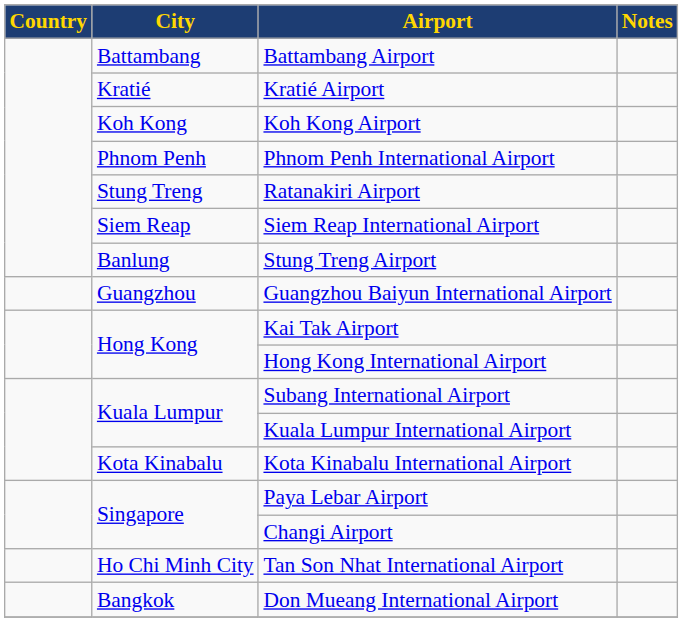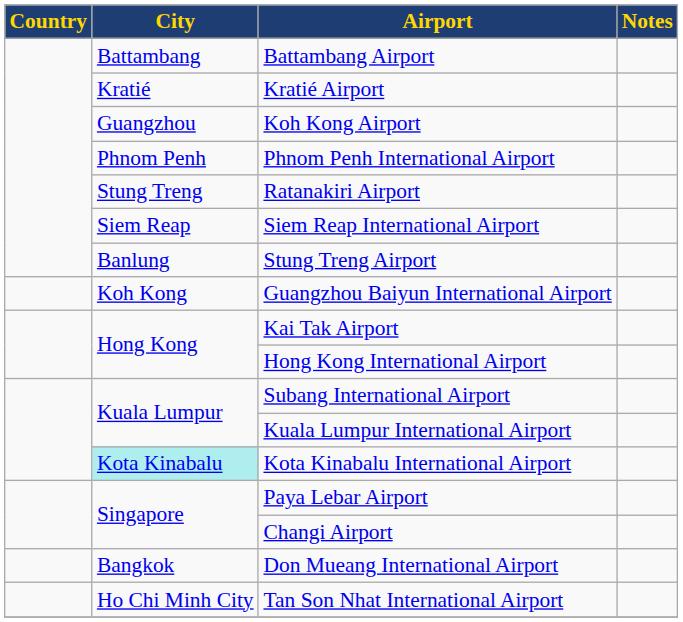(142, 123) Koh Kong -> (146, 123) Guangzhou
(146, 293) Guangzhou -> (142, 293) Koh Kong
(160, 463) no background -> (160, 463) paleturquoise background
rows swapped: (411, 599) <-> (413, 565)
